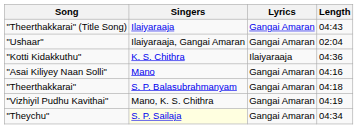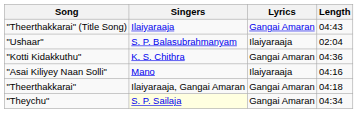(188, 42) Ilaiyaraaja, Gangai Amaran -> (184, 42) S. P. Balasubrahmanyam
(282, 42) Gangai Amaran -> (271, 42) Ilaiyaraaja
(271, 57) Ilaiyaraaja -> (282, 57) Gangai Amaran
(282, 72) Gangai Amaran -> (271, 72) Ilaiyaraaja
(184, 87) S. P. Balasubrahmanyam -> (188, 87) Ilaiyaraaja, Gangai Amaran
- row: (57, 101)
